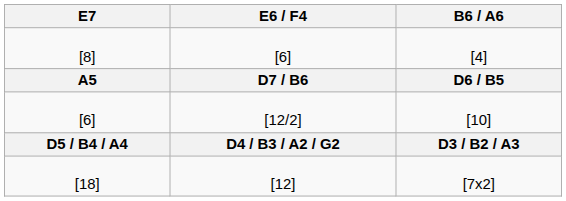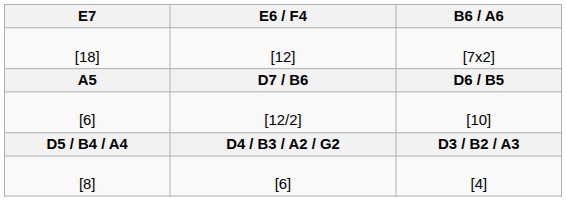rows swapped: (87, 184) <-> (87, 56)
